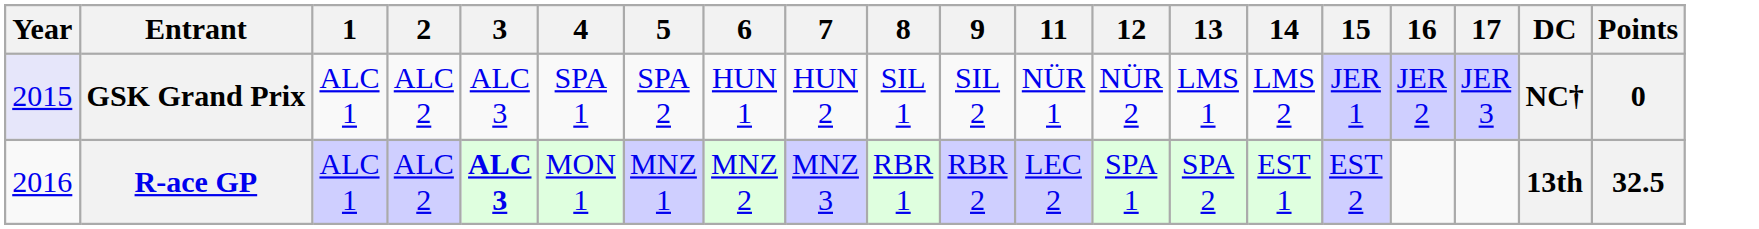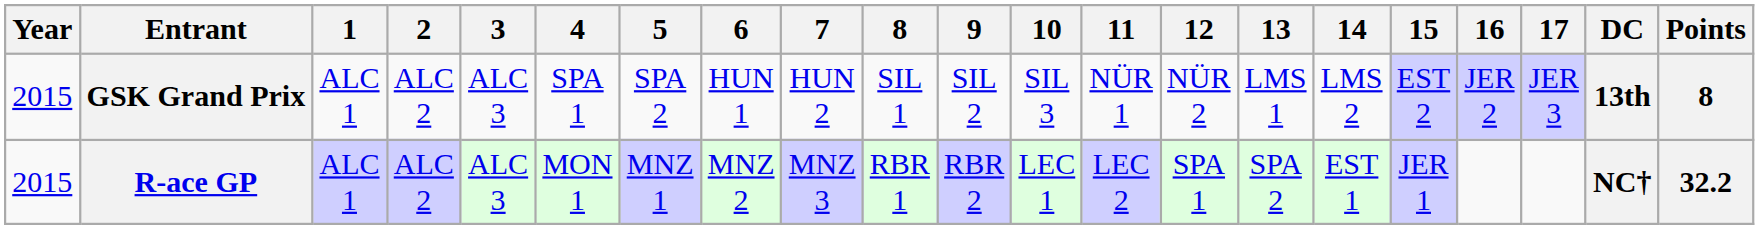+ column: (1047, 28)
(42, 96) lavender background -> (42, 96) no background
(1356, 96) JER 1 -> (1423, 96) EST 2
(1555, 96) NC† -> (1622, 96) 13th
(1638, 96) 0 -> (1706, 96) 8
(42, 181) 2016 -> (42, 181) 2015
(500, 181) bold -> (498, 181) normal
(1356, 181) EST 2 -> (1423, 181) JER 1
(1555, 181) 13th -> (1622, 181) NC†
(1638, 181) 32.5 -> (1706, 181) 32.2
